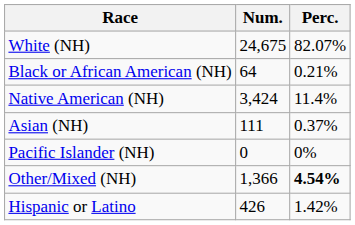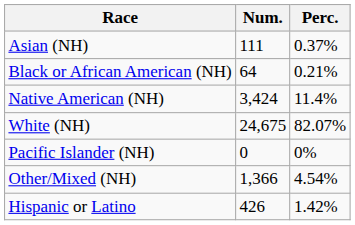rows swapped: (49, 44) <-> (48, 125)
(317, 179) bold -> (316, 179) normal
